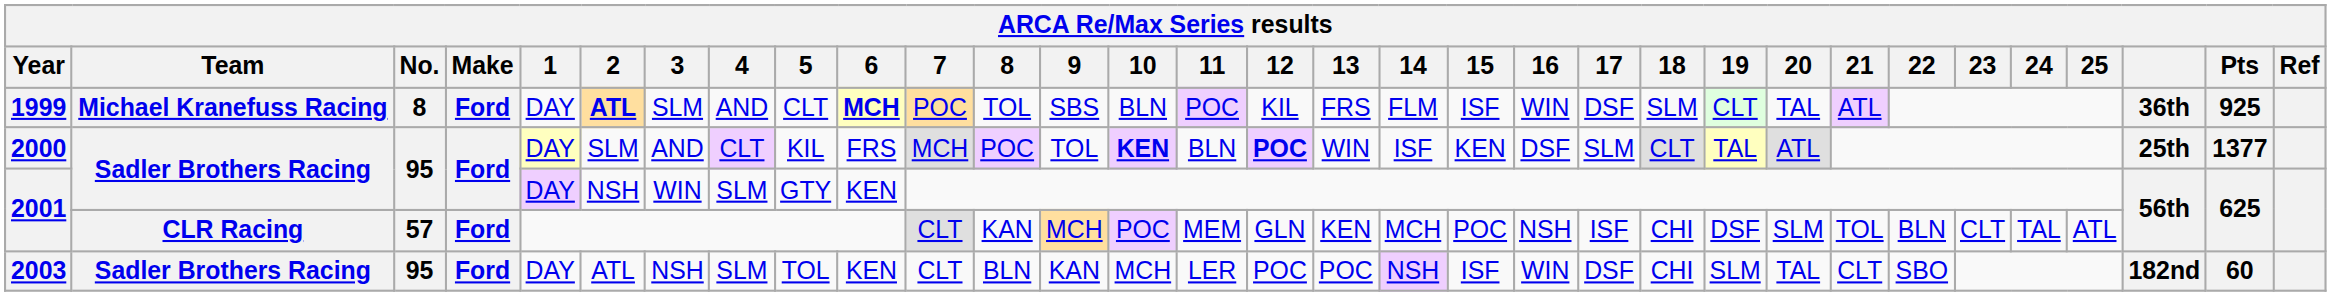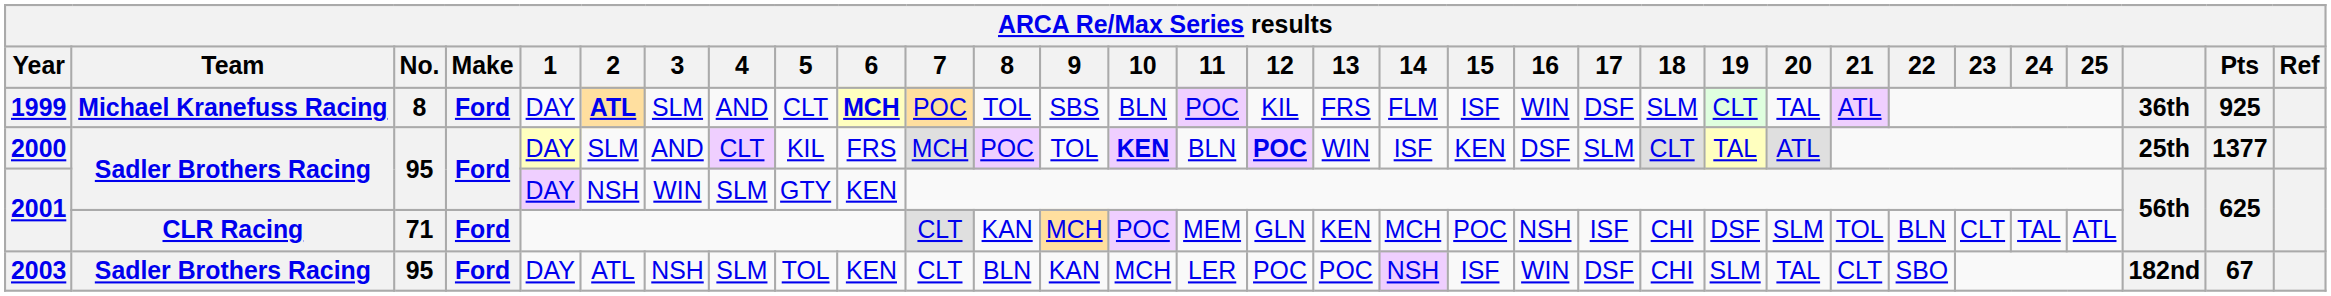(419, 230) 57 -> (419, 230) 71
(2240, 271) 60 -> (2240, 271) 67
